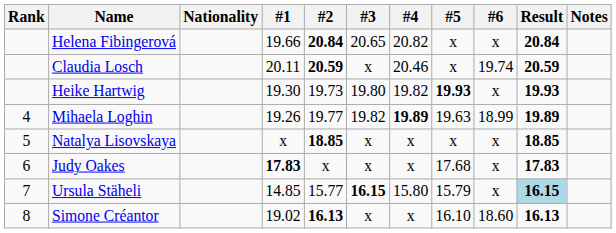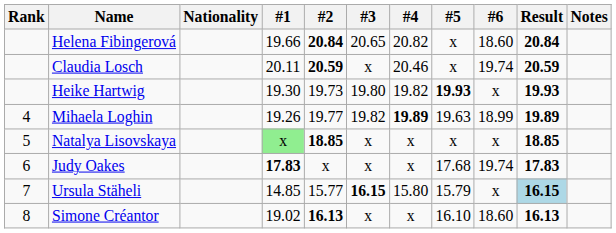(496, 41) x -> (496, 41) 18.60
(283, 141) no background -> (283, 141) lightgreen background
(496, 166) x -> (496, 166) 19.74
